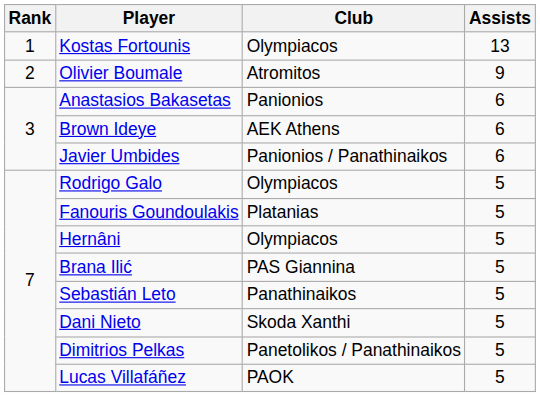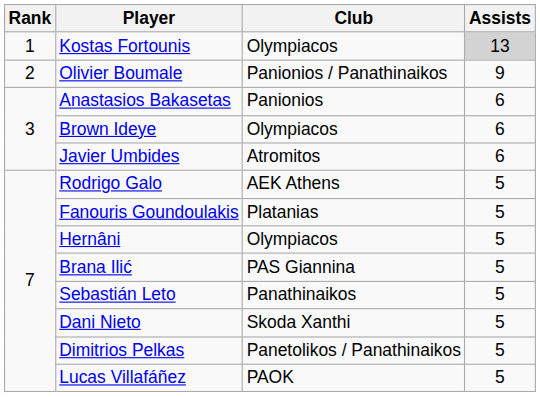(500, 45) no background -> (500, 45) lightgrey background
(283, 73) Atromitos -> (347, 73) Panionios / Panathinaikos
(293, 128) AEK Athens -> (292, 128) Olympiacos
(347, 156) Panionios / Panathinaikos -> (283, 156) Atromitos
(292, 184) Olympiacos -> (293, 184) AEK Athens
